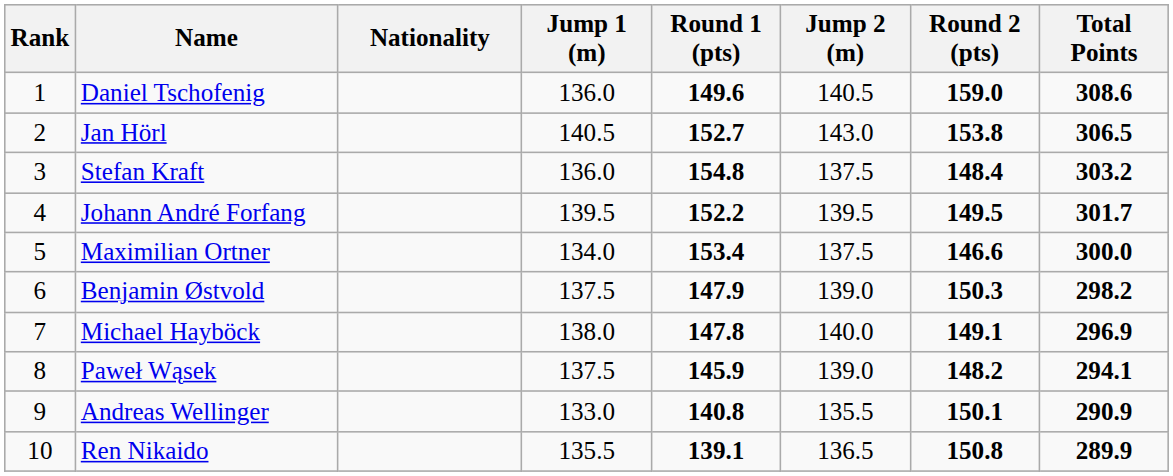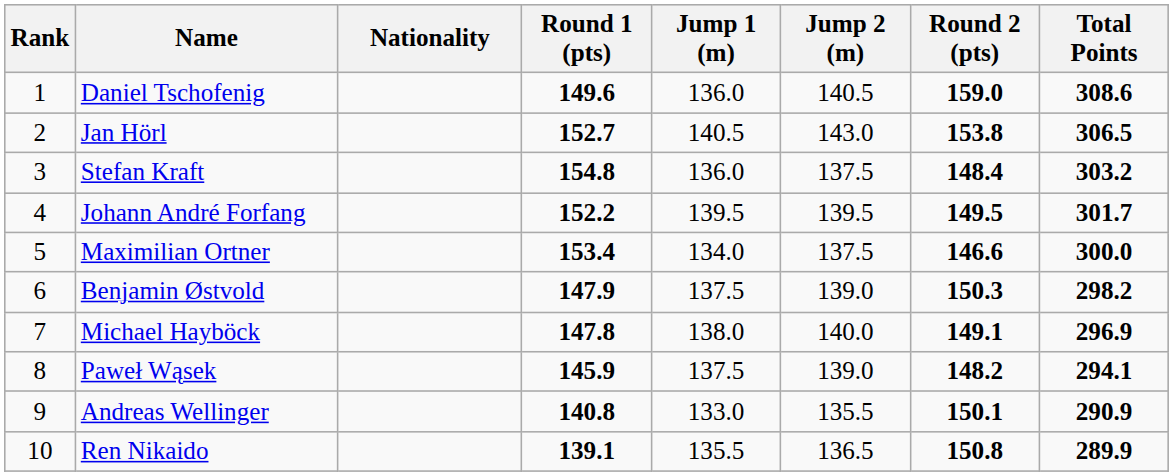columns swapped: (587, 38) <-> (716, 38)
